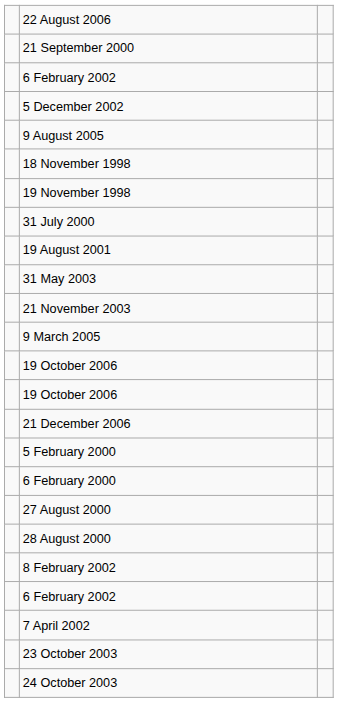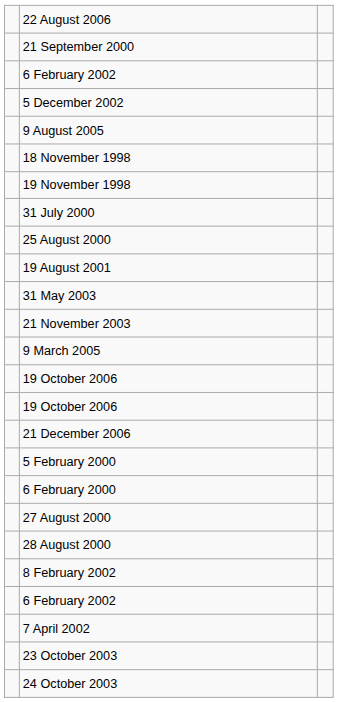+ row: (12, 240)
